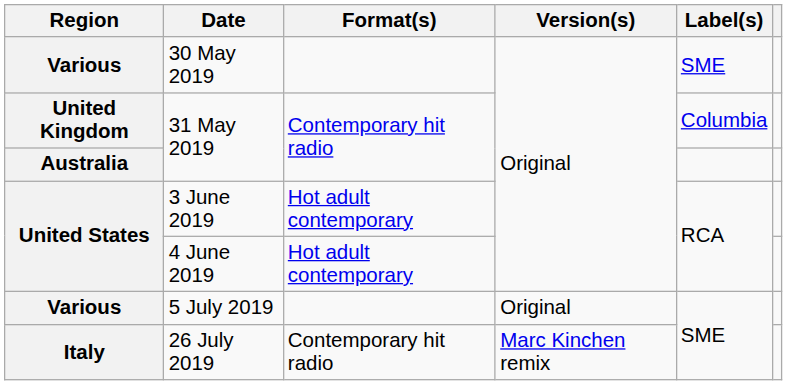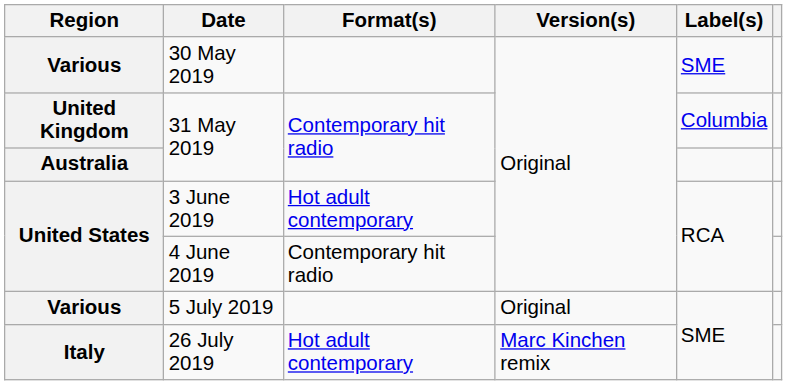(350, 263) Hot adult contemporary -> (366, 263) Contemporary hit radio
(366, 351) Contemporary hit radio -> (350, 351) Hot adult contemporary
